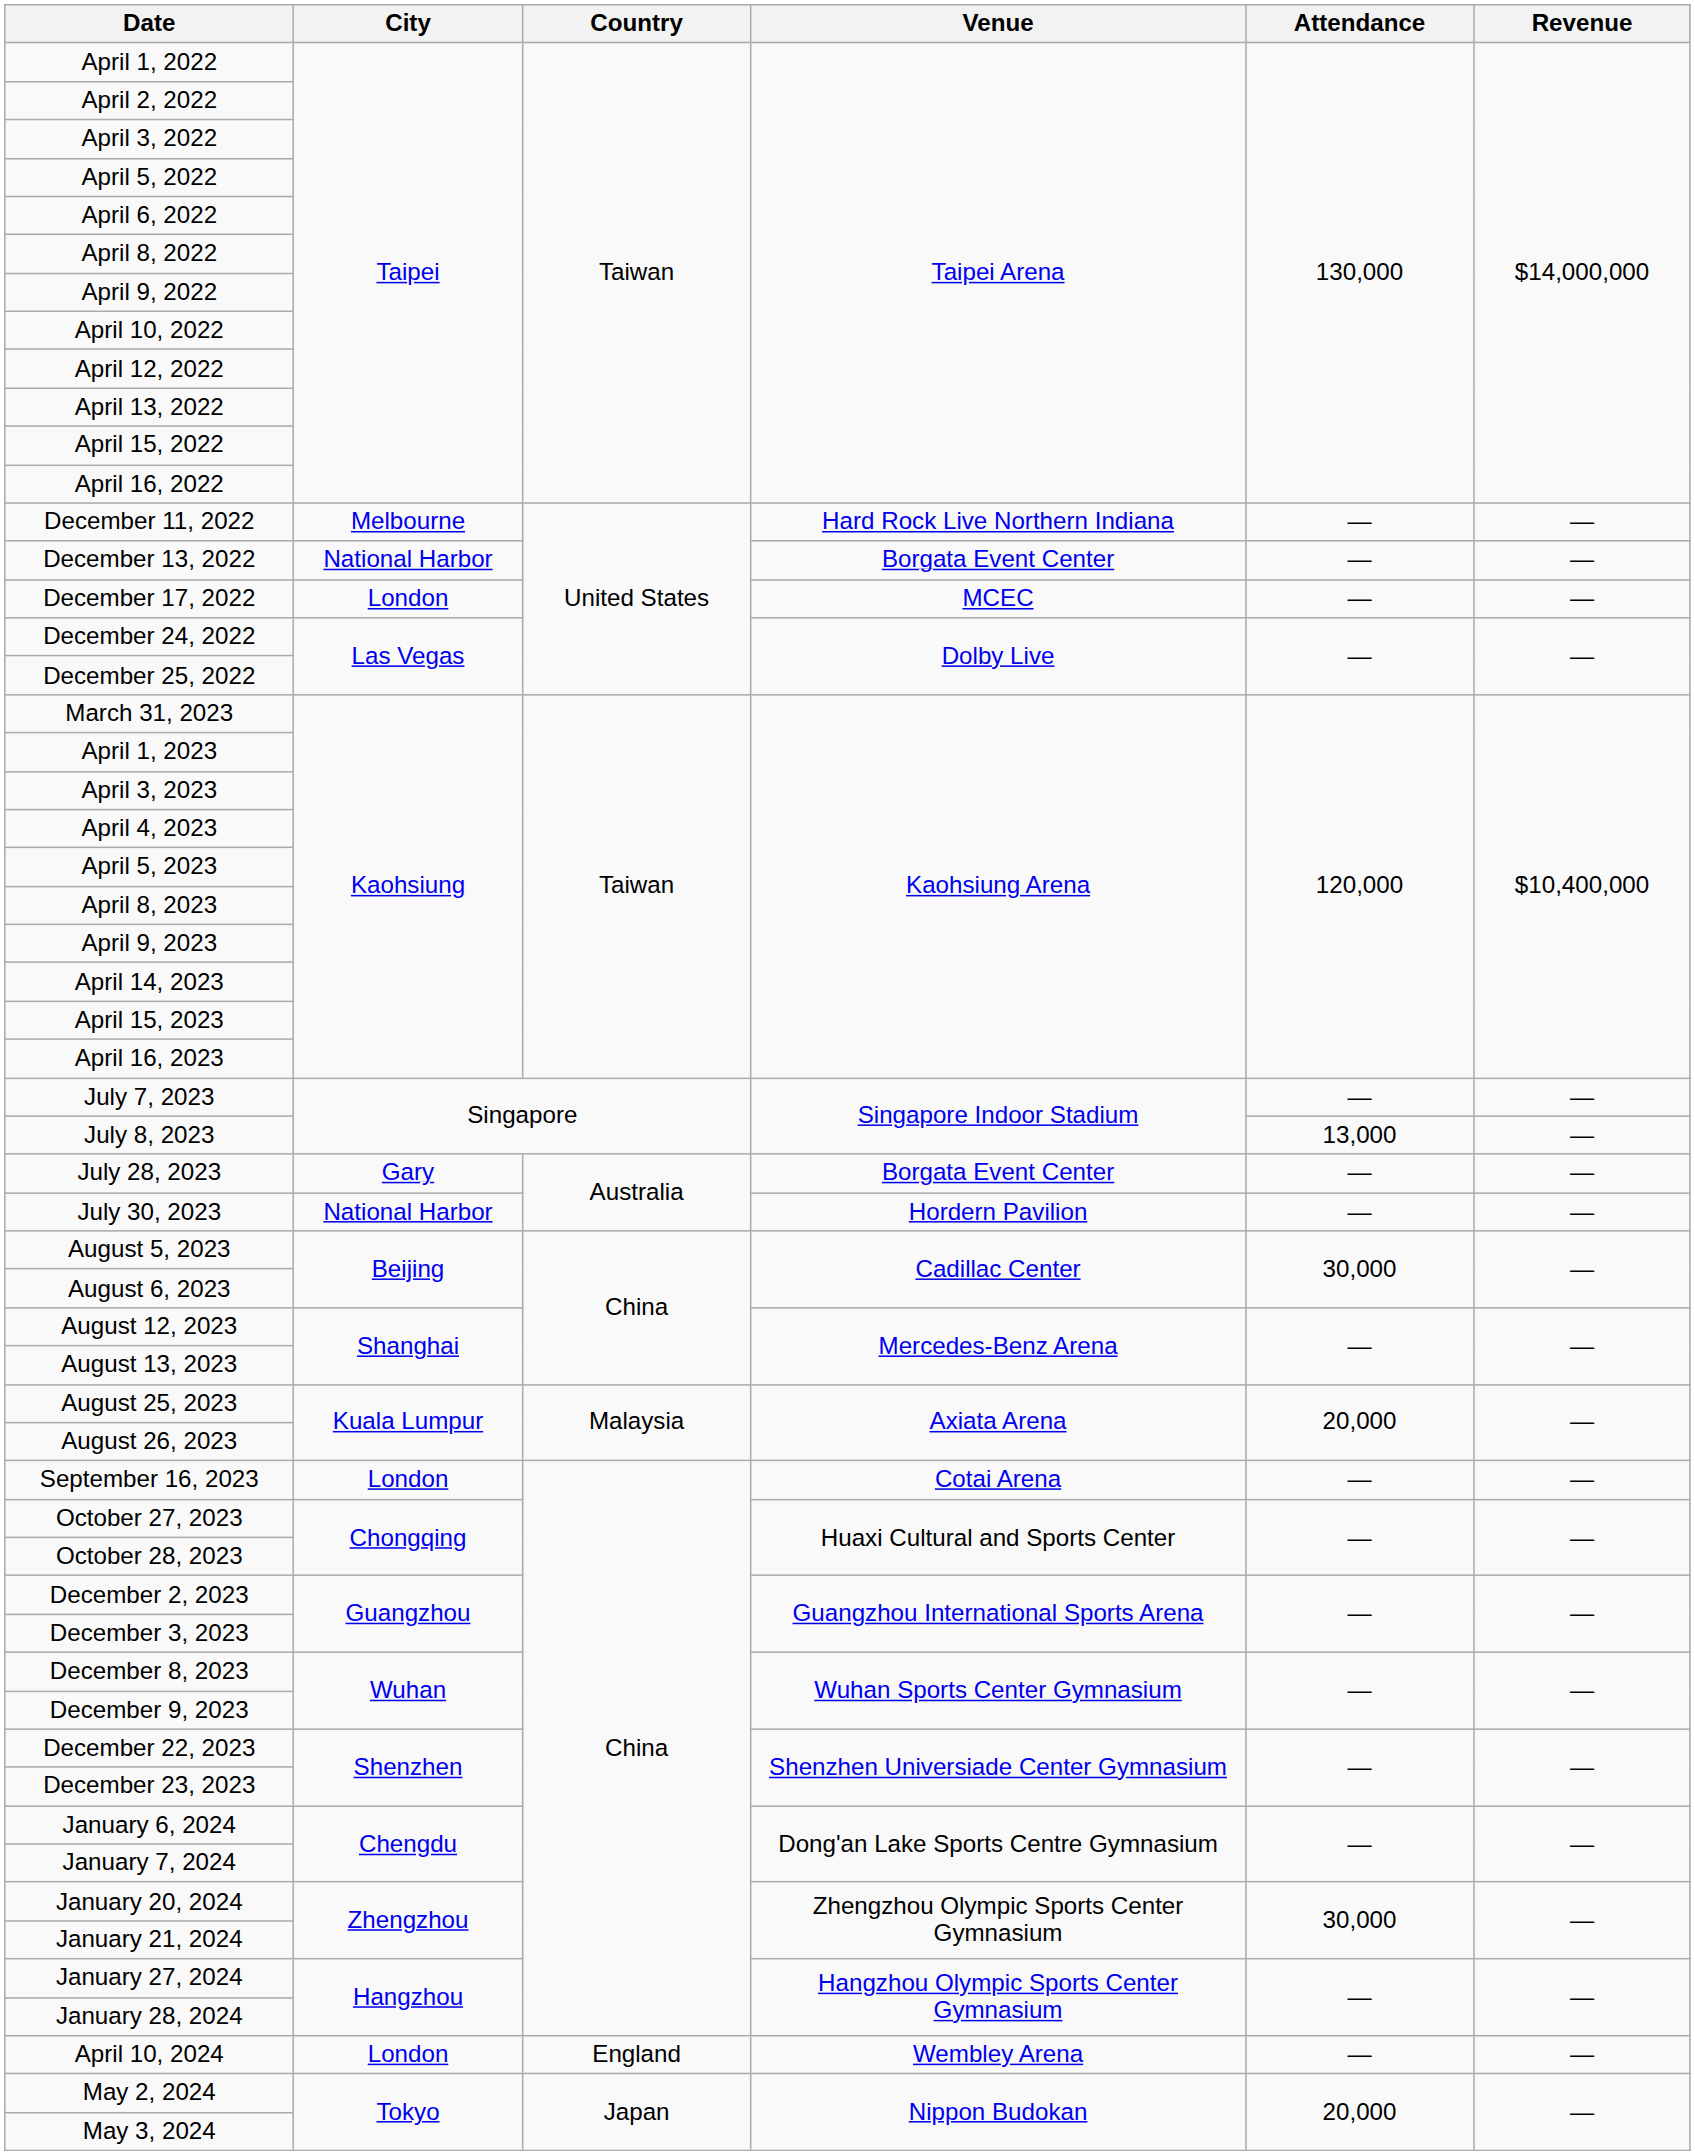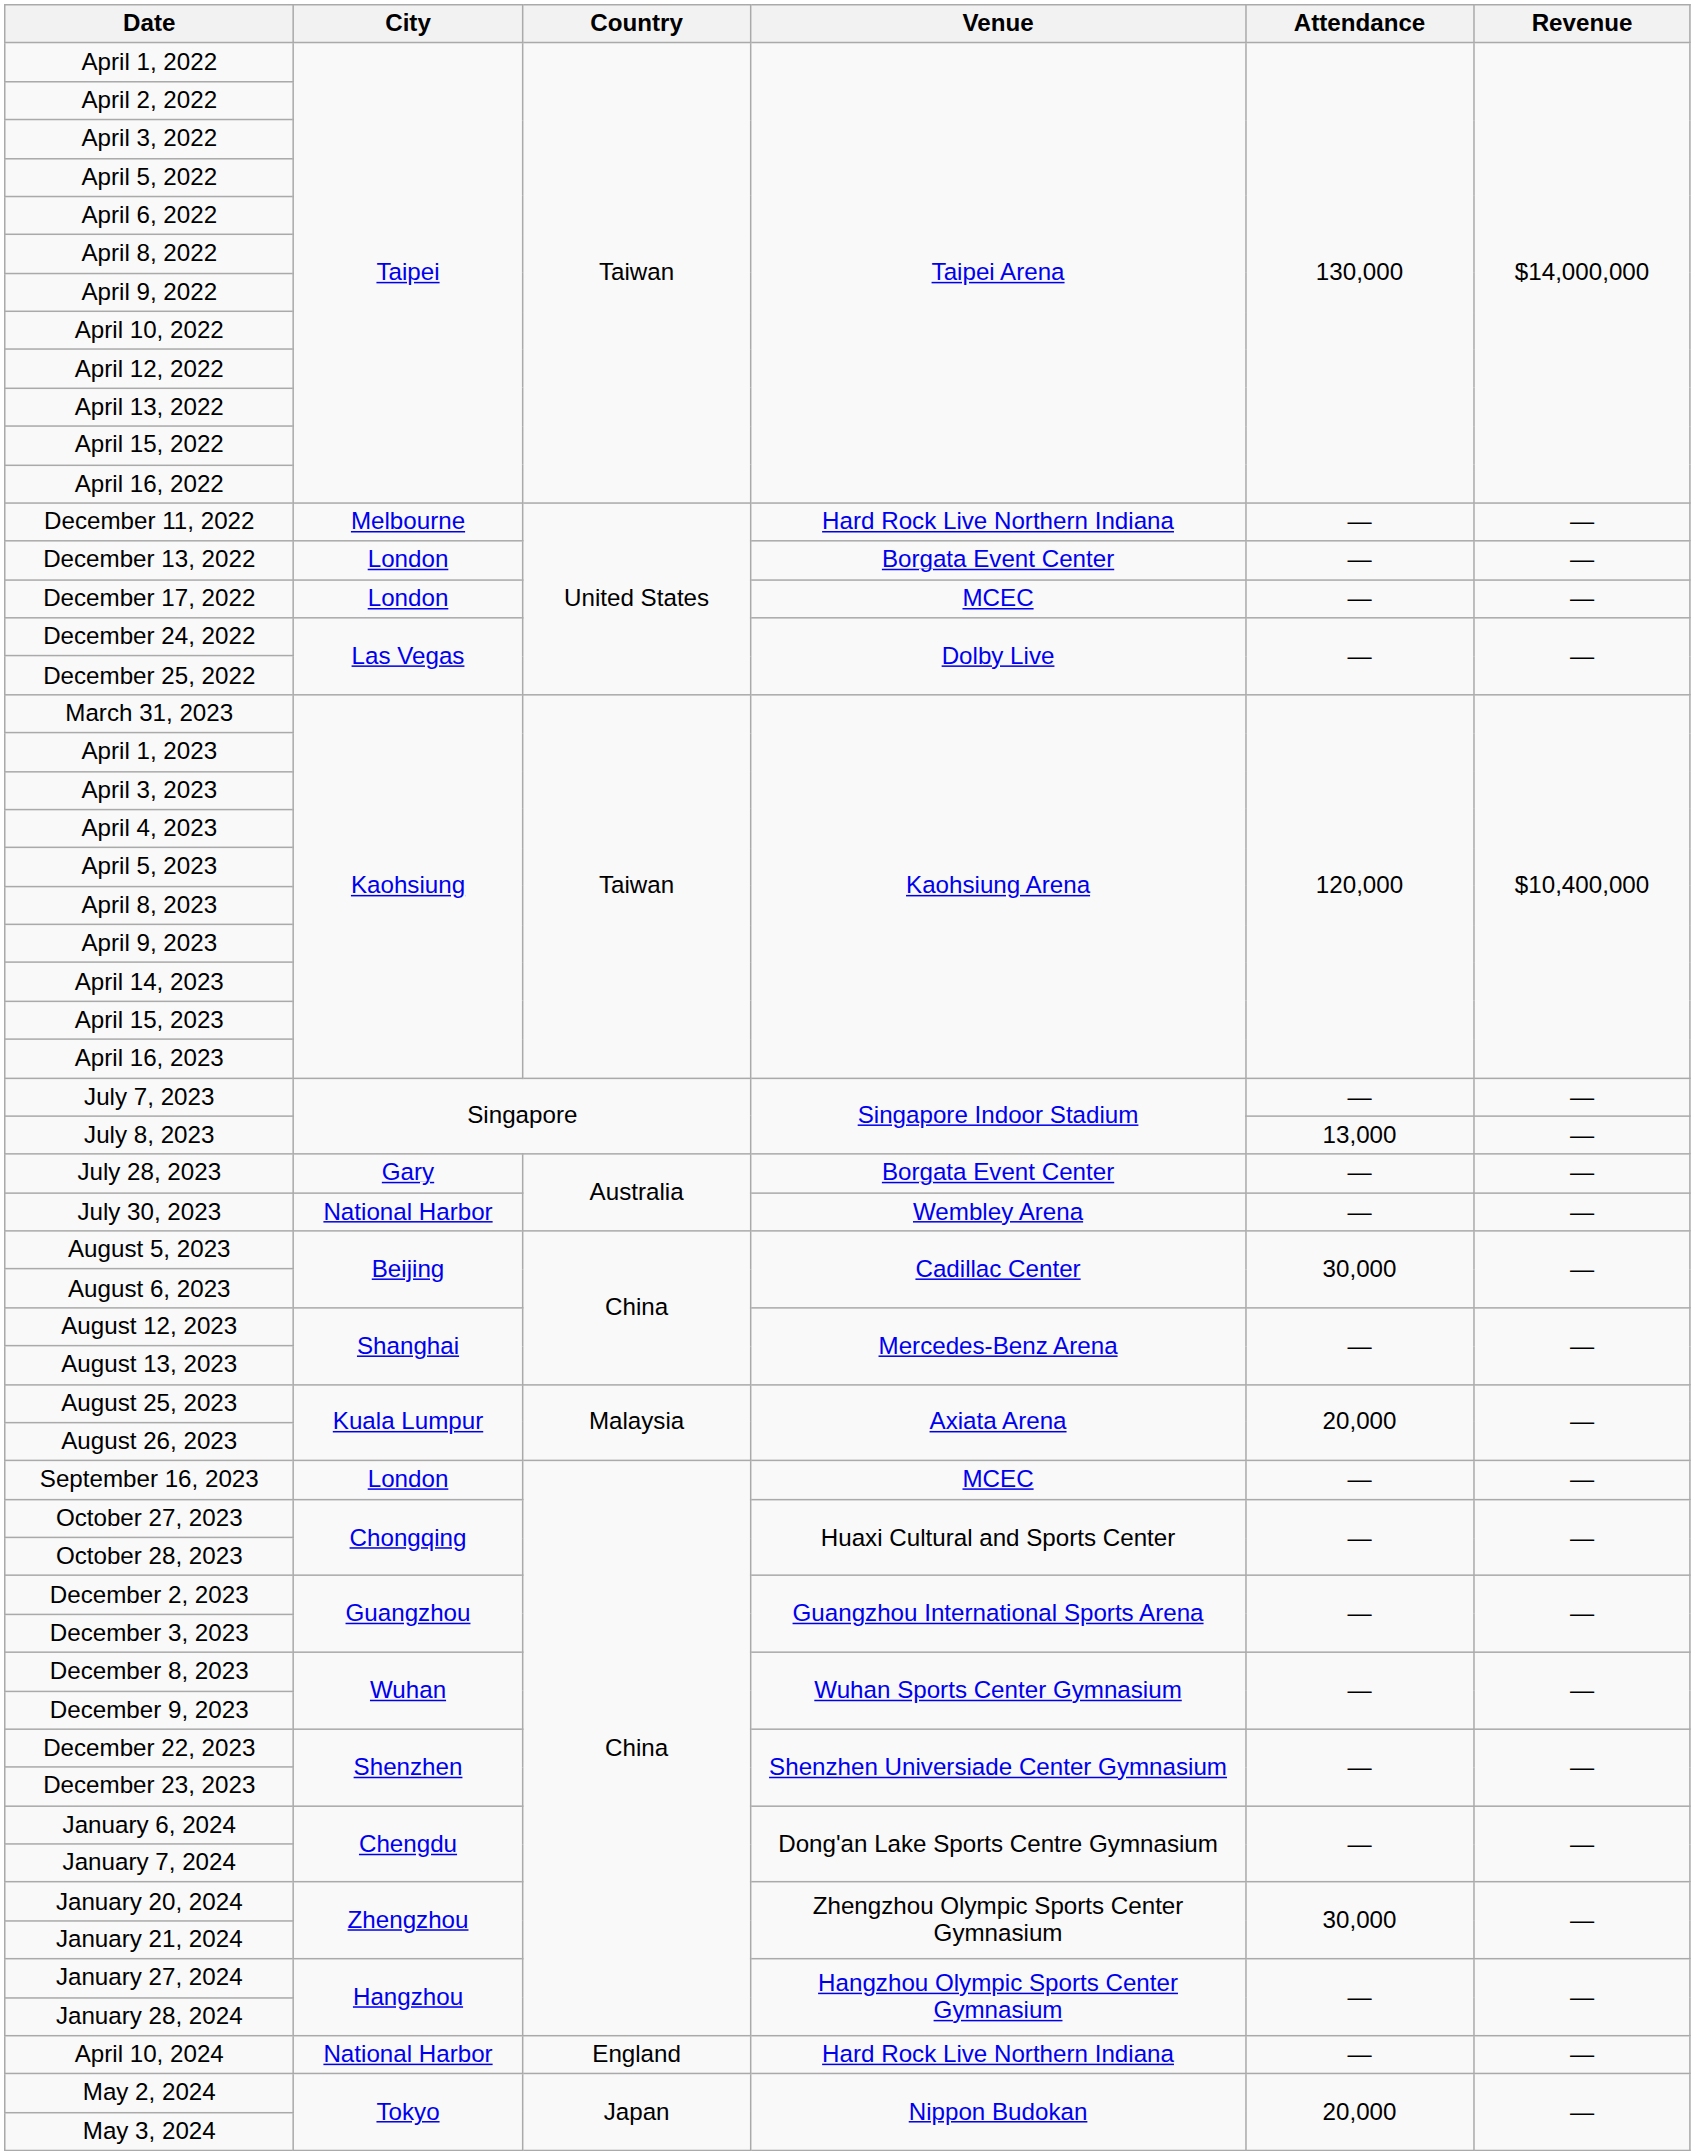(408, 560) National Harbor -> (408, 560) London
(998, 1211) Hordern Pavilion -> (998, 1211) Wembley Arena
(998, 1479) Cotai Arena -> (998, 1479) MCEC
(408, 2054) London -> (408, 2054) National Harbor
(998, 2054) Wembley Arena -> (998, 2054) Hard Rock Live Northern Indiana
